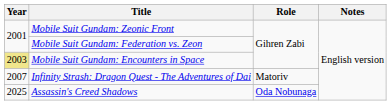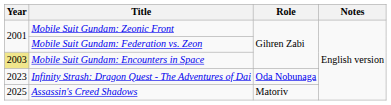(17, 76) 2007 -> (17, 76) 2023
(272, 76) Matoriv -> (286, 76) Oda Nobunaga
(286, 92) Oda Nobunaga -> (272, 92) Matoriv
